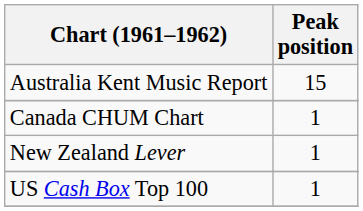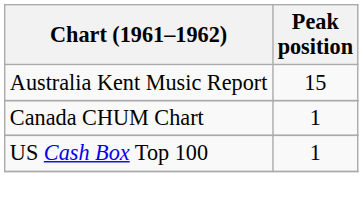- row: (98, 152)
